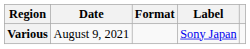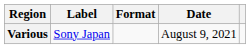columns swapped: (91, 14) <-> (208, 14)
